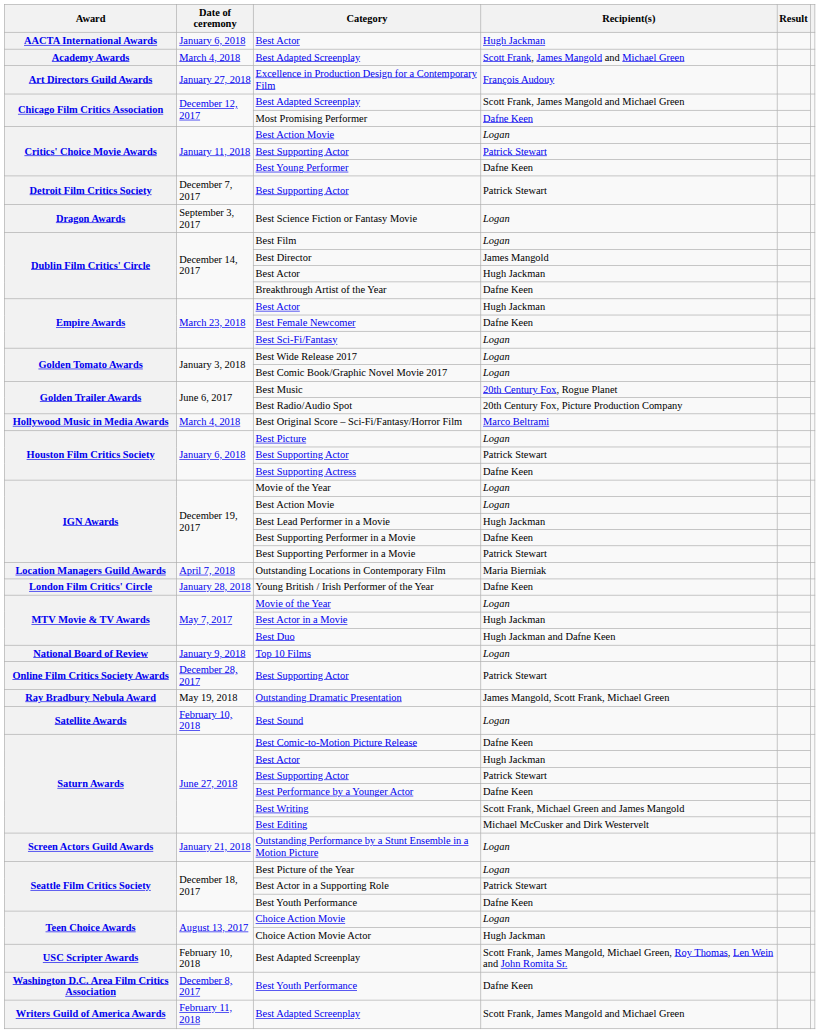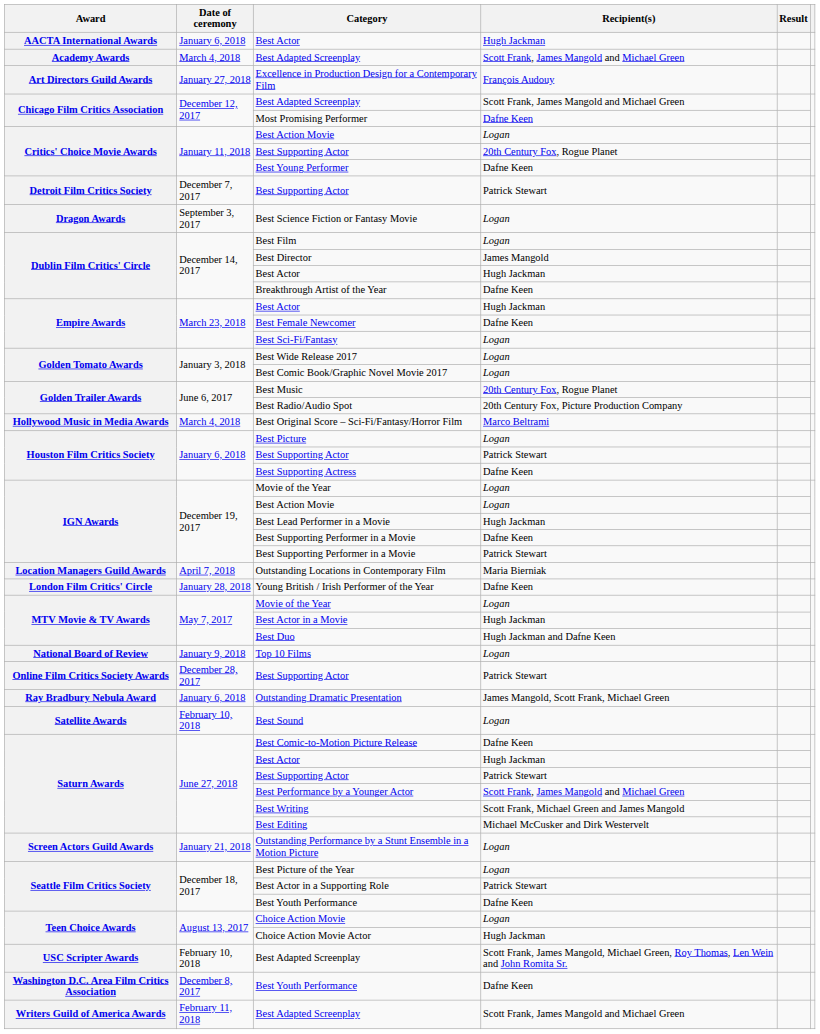(515, 151) Patrick Stewart -> (550, 151) 20th Century Fox, Rogue Planet
(208, 698) May 19, 2018 -> (212, 698) January 6, 2018
(508, 792) Dafne Keen -> (584, 792) Scott Frank, James Mangold and Michael Green
